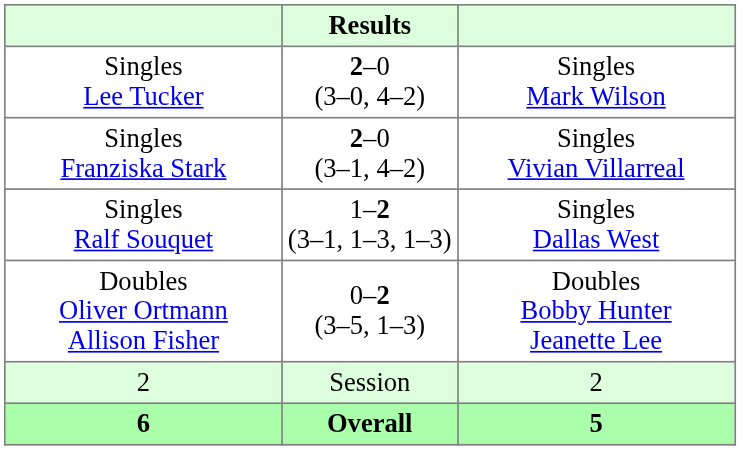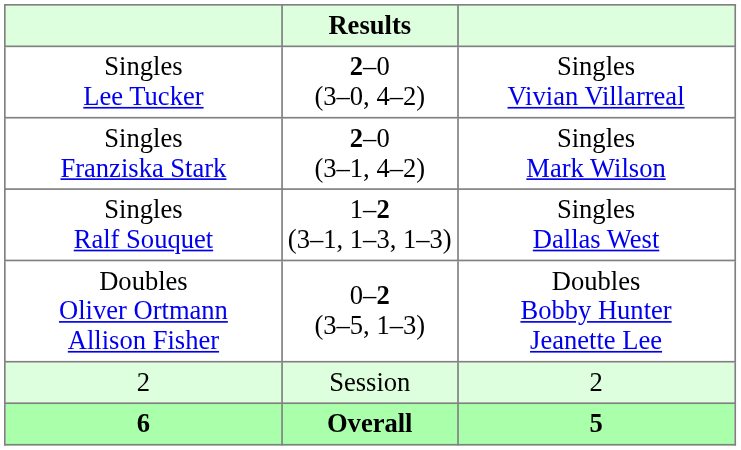(596, 81) Singles Mark Wilson -> (596, 81) Singles Vivian Villarreal
(596, 153) Singles Vivian Villarreal -> (596, 153) Singles Mark Wilson
